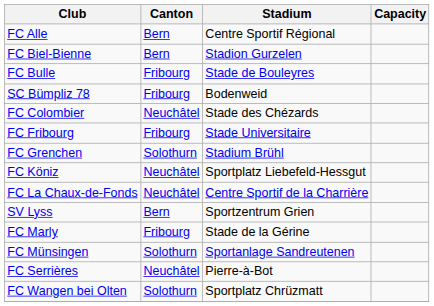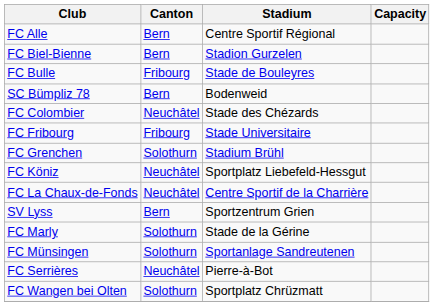(167, 93) Fribourg -> (157, 93) Bern
(167, 232) Fribourg -> (170, 232) Solothurn
